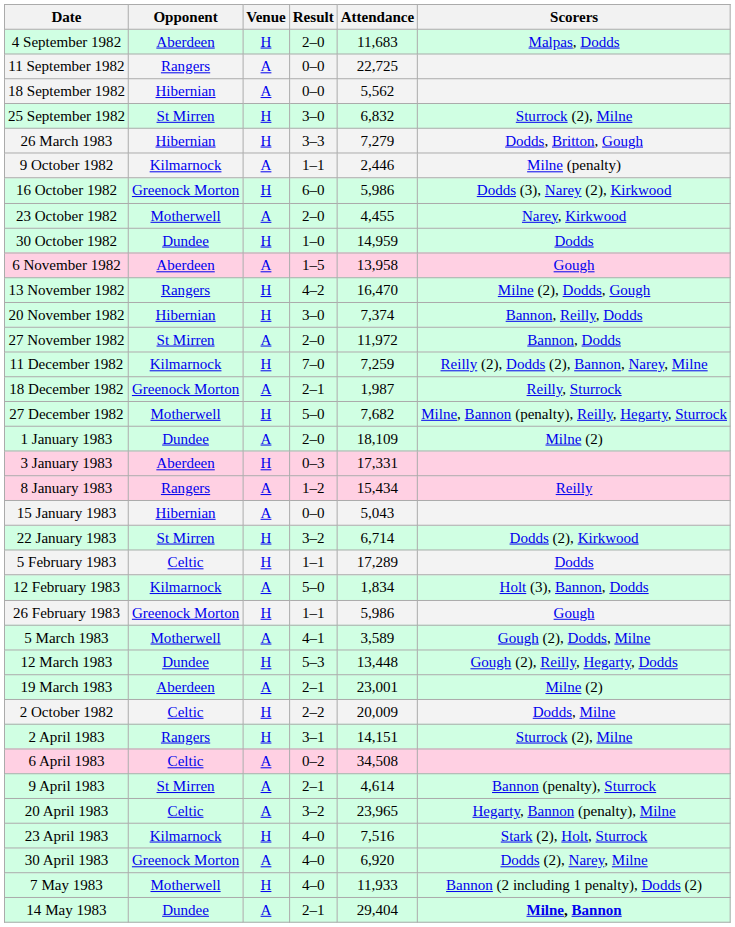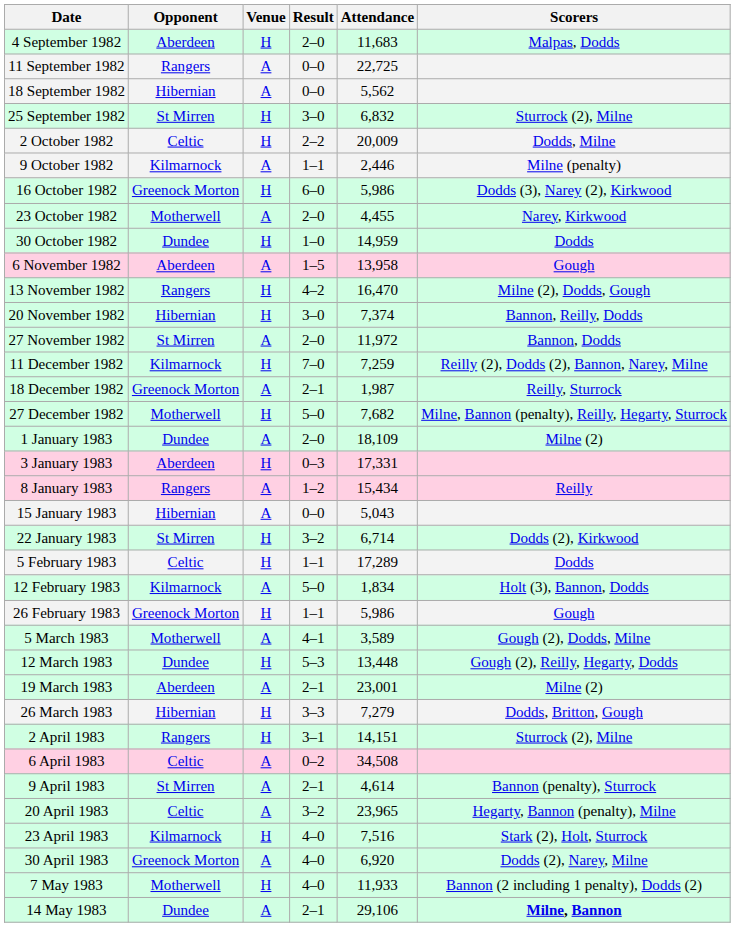rows swapped: (66, 711) <-> (66, 141)
(377, 910) 29,404 -> (377, 910) 29,106
